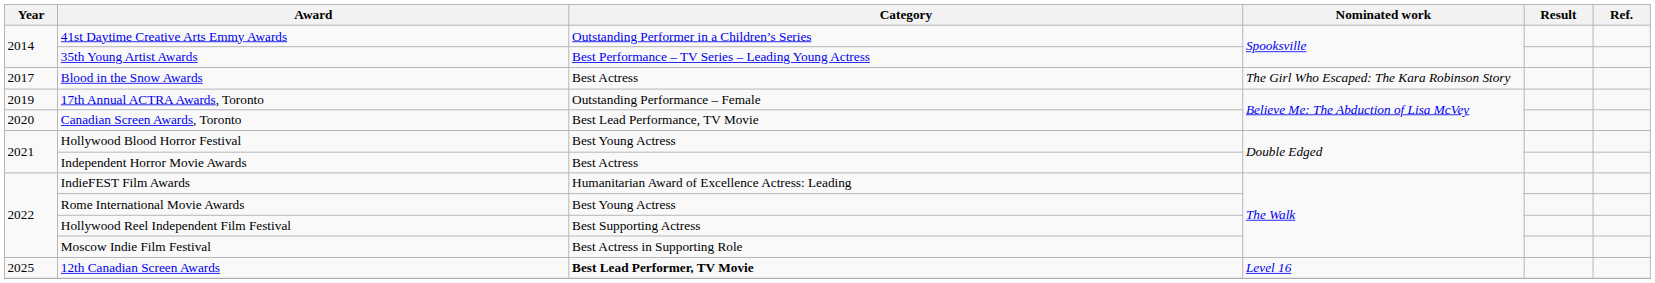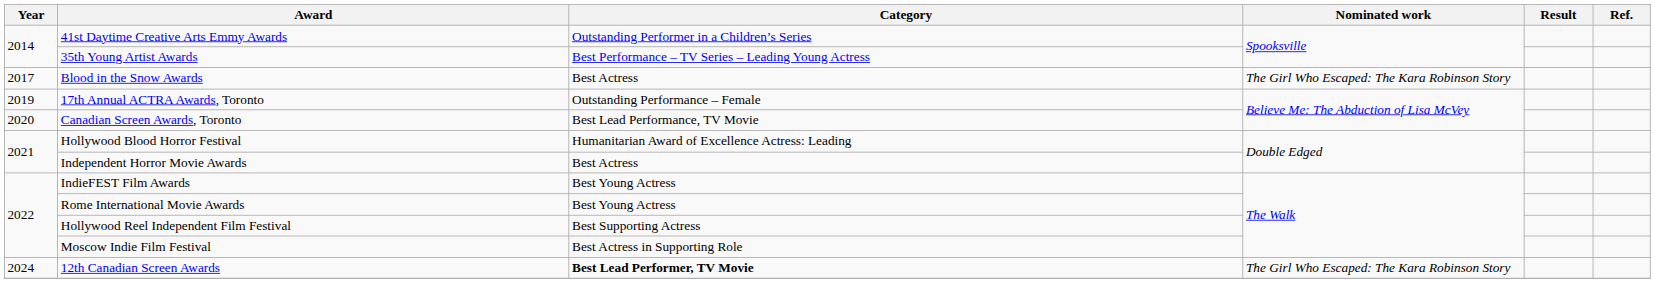(624, 141) Best Young Actress -> (712, 141) Humanitarian Award of Excellence Actress: Leading
(712, 183) Humanitarian Award of Excellence Actress: Leading -> (624, 183) Best Young Actress
(21, 267) 2025 -> (21, 267) 2024
(1269, 267) Level 16 -> (1378, 267) The Girl Who Escaped: The Kara Robinson Story
